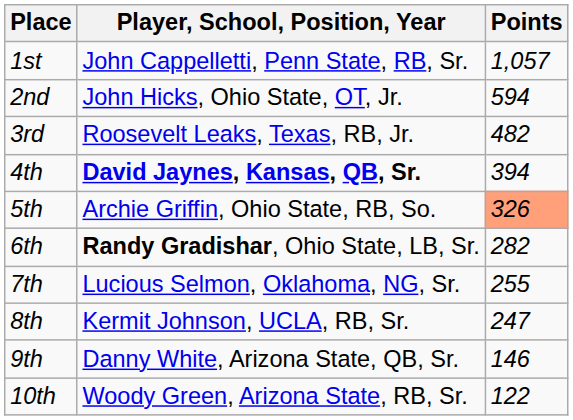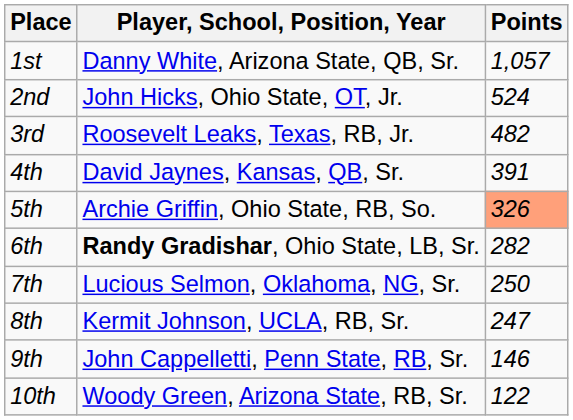(275, 60) John Cappelletti, Penn State, RB, Sr. -> (271, 60) Danny White, Arizona State, QB, Sr.
(510, 97) 594 -> (510, 97) 524
(252, 172) bold -> (243, 172) normal
(510, 172) 394 -> (510, 172) 391
(510, 284) 255 -> (510, 284) 250
(271, 358) Danny White, Arizona State, QB, Sr. -> (275, 358) John Cappelletti, Penn State, RB, Sr.
